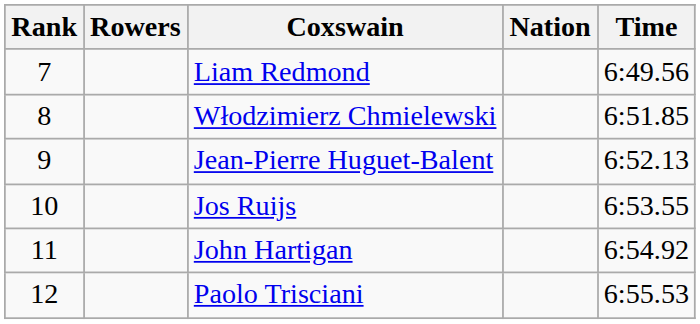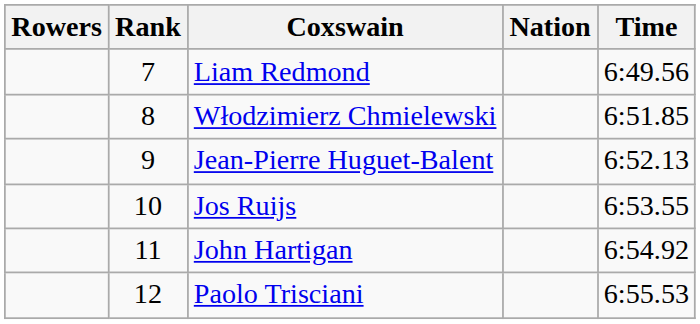columns swapped: (44, 26) <-> (135, 26)
